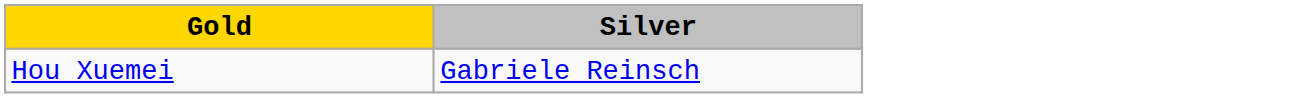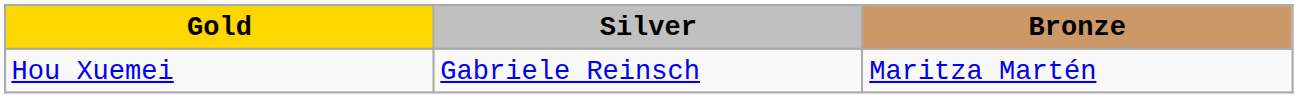+ column: (1077, 27)
